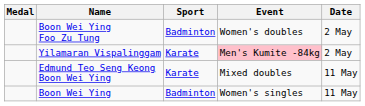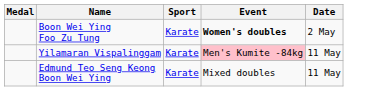(190, 32) Badminton -> (182, 32) Karate
(261, 32) normal -> (245, 32) bold
(338, 53) 2 May -> (324, 53) 11 May
- row: (75, 93)
